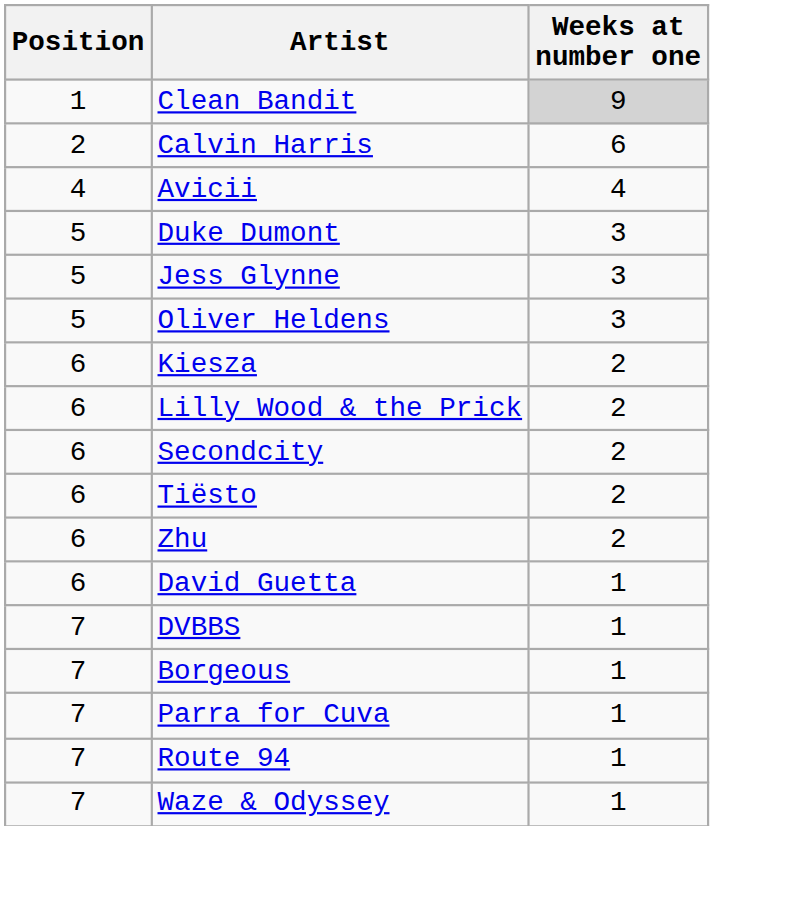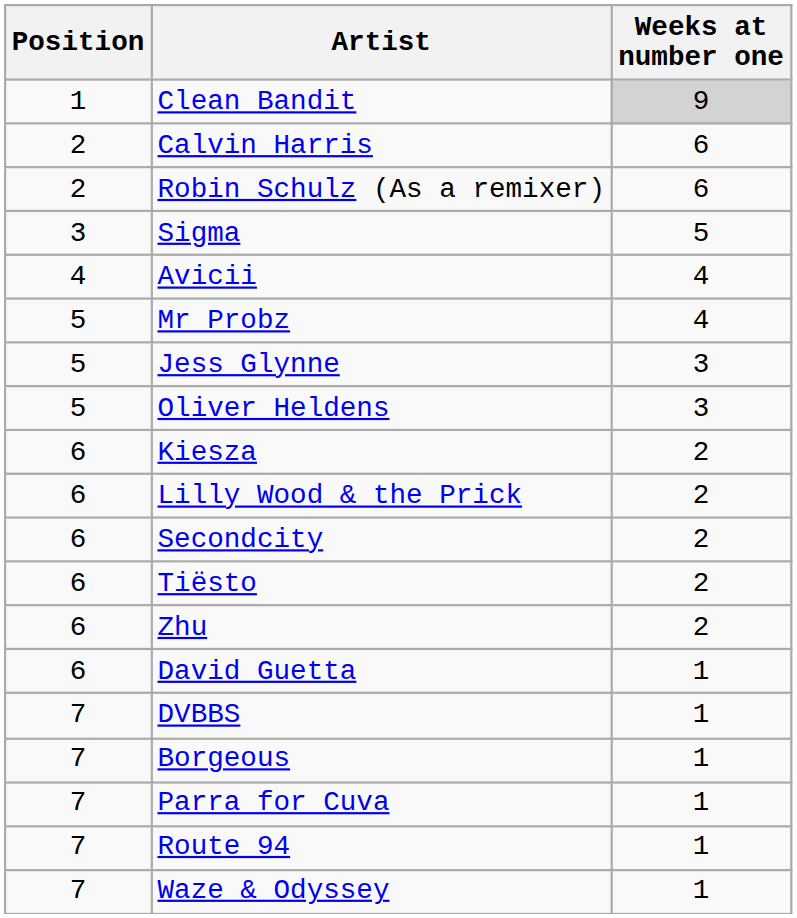+ row: (381, 189)
+ row: (199, 233)
+ row: (224, 321)
- row: (249, 233)
